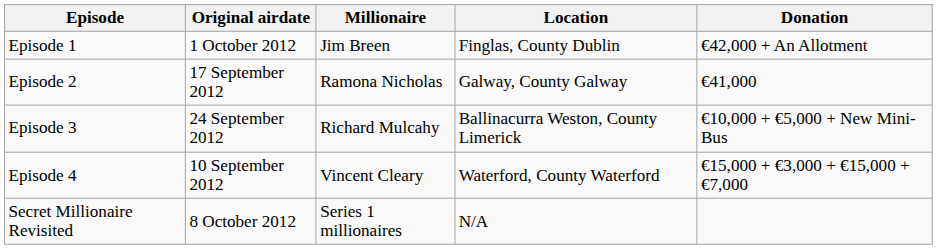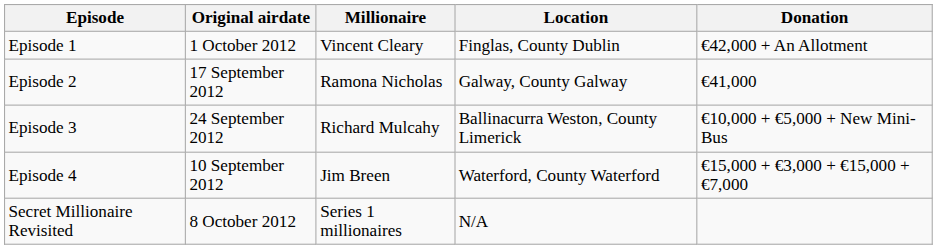(355, 45) Jim Breen -> (372, 45) Vincent Cleary
(372, 174) Vincent Cleary -> (355, 174) Jim Breen
